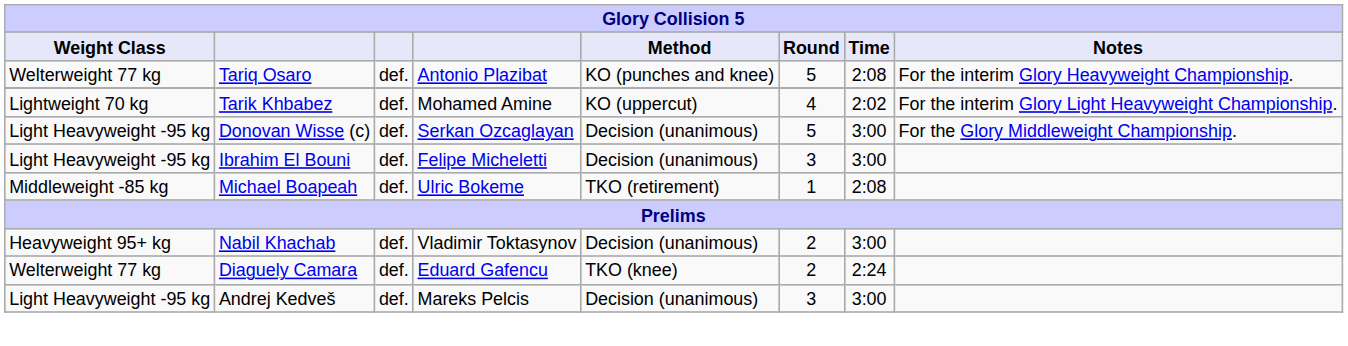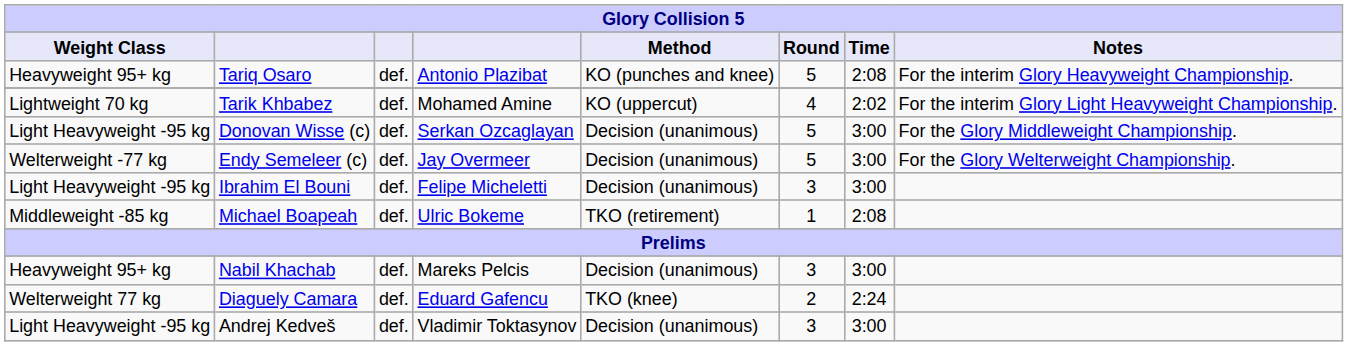(85, 75) Welterweight 77 kg -> (90, 75) Heavyweight 95+ kg
+ row: (293, 159)
(497, 243) Vladimir Toktasynov -> (473, 271) Mareks Pelcis
(811, 243) 2 -> (811, 271) 3
(473, 298) Mareks Pelcis -> (497, 326) Vladimir Toktasynov
